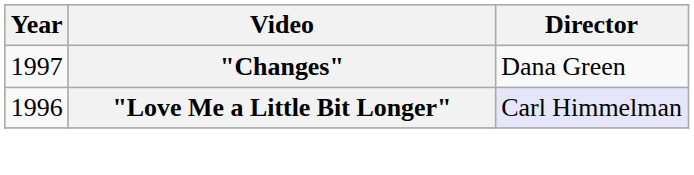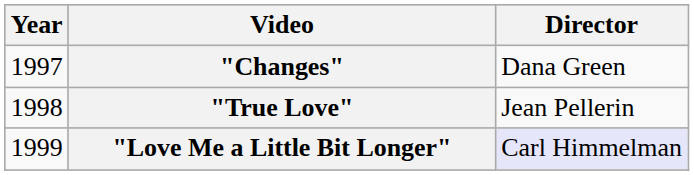+ row: (282, 107)
(37, 107) 1996 -> (37, 148) 1999
